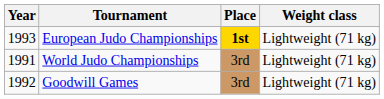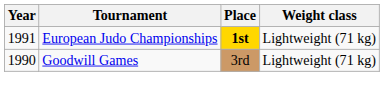(22, 37) 1993 -> (22, 37) 1991
- row: (120, 60)
(22, 82) 1992 -> (22, 60) 1990
